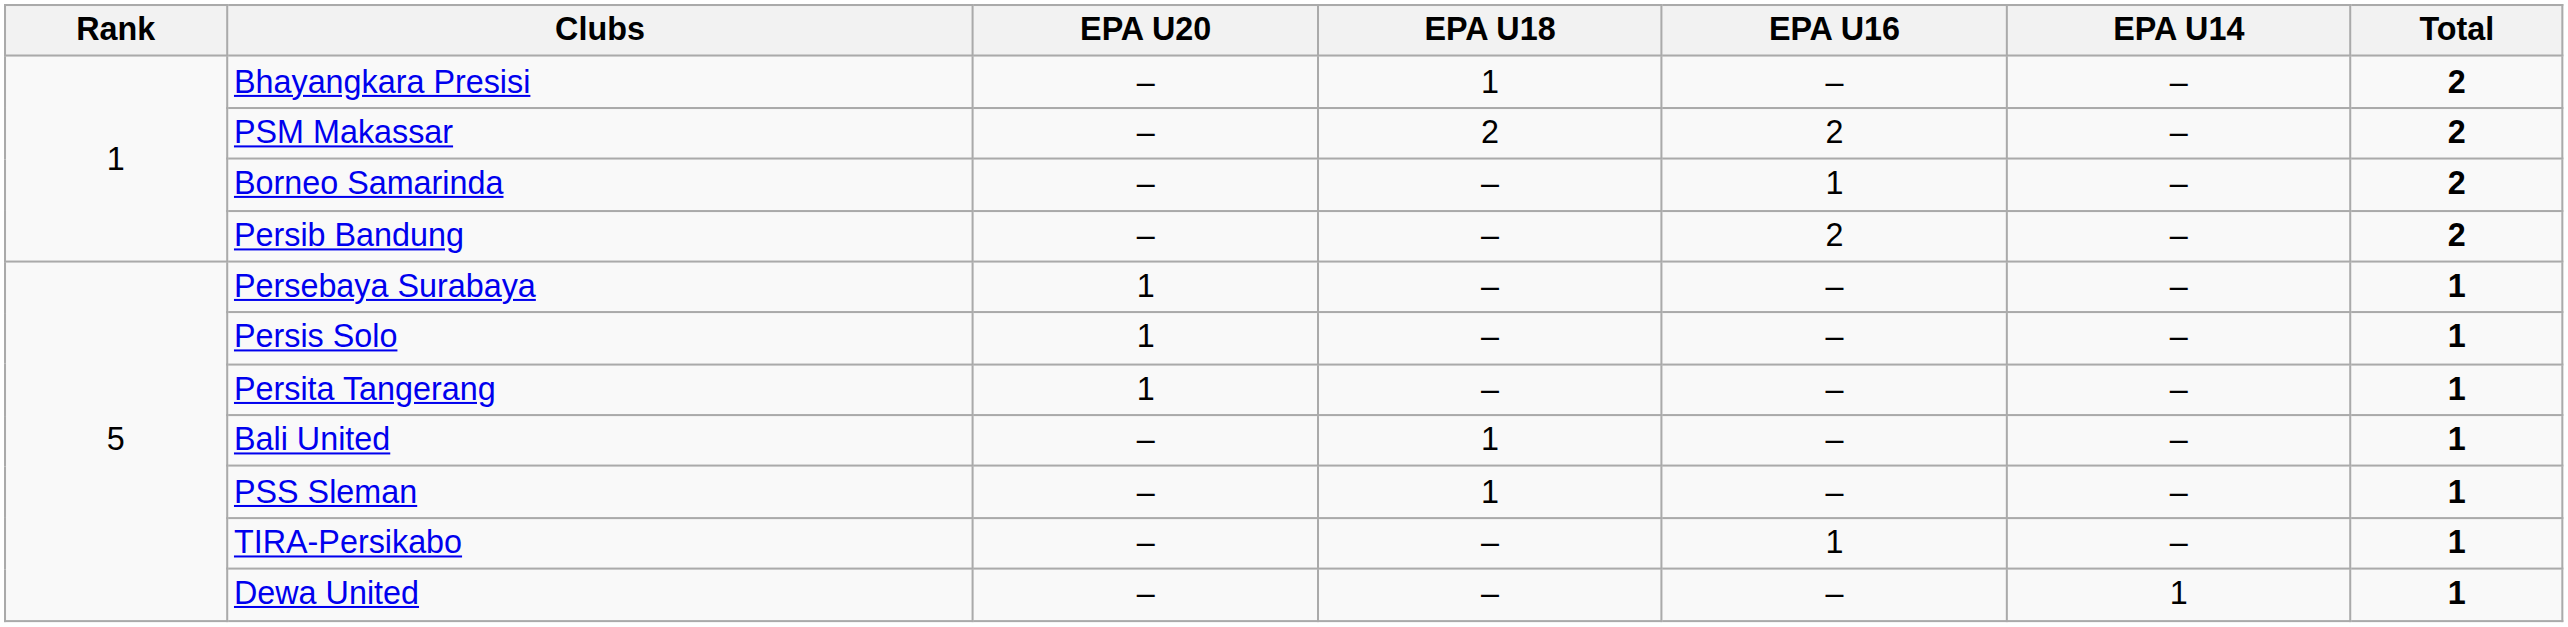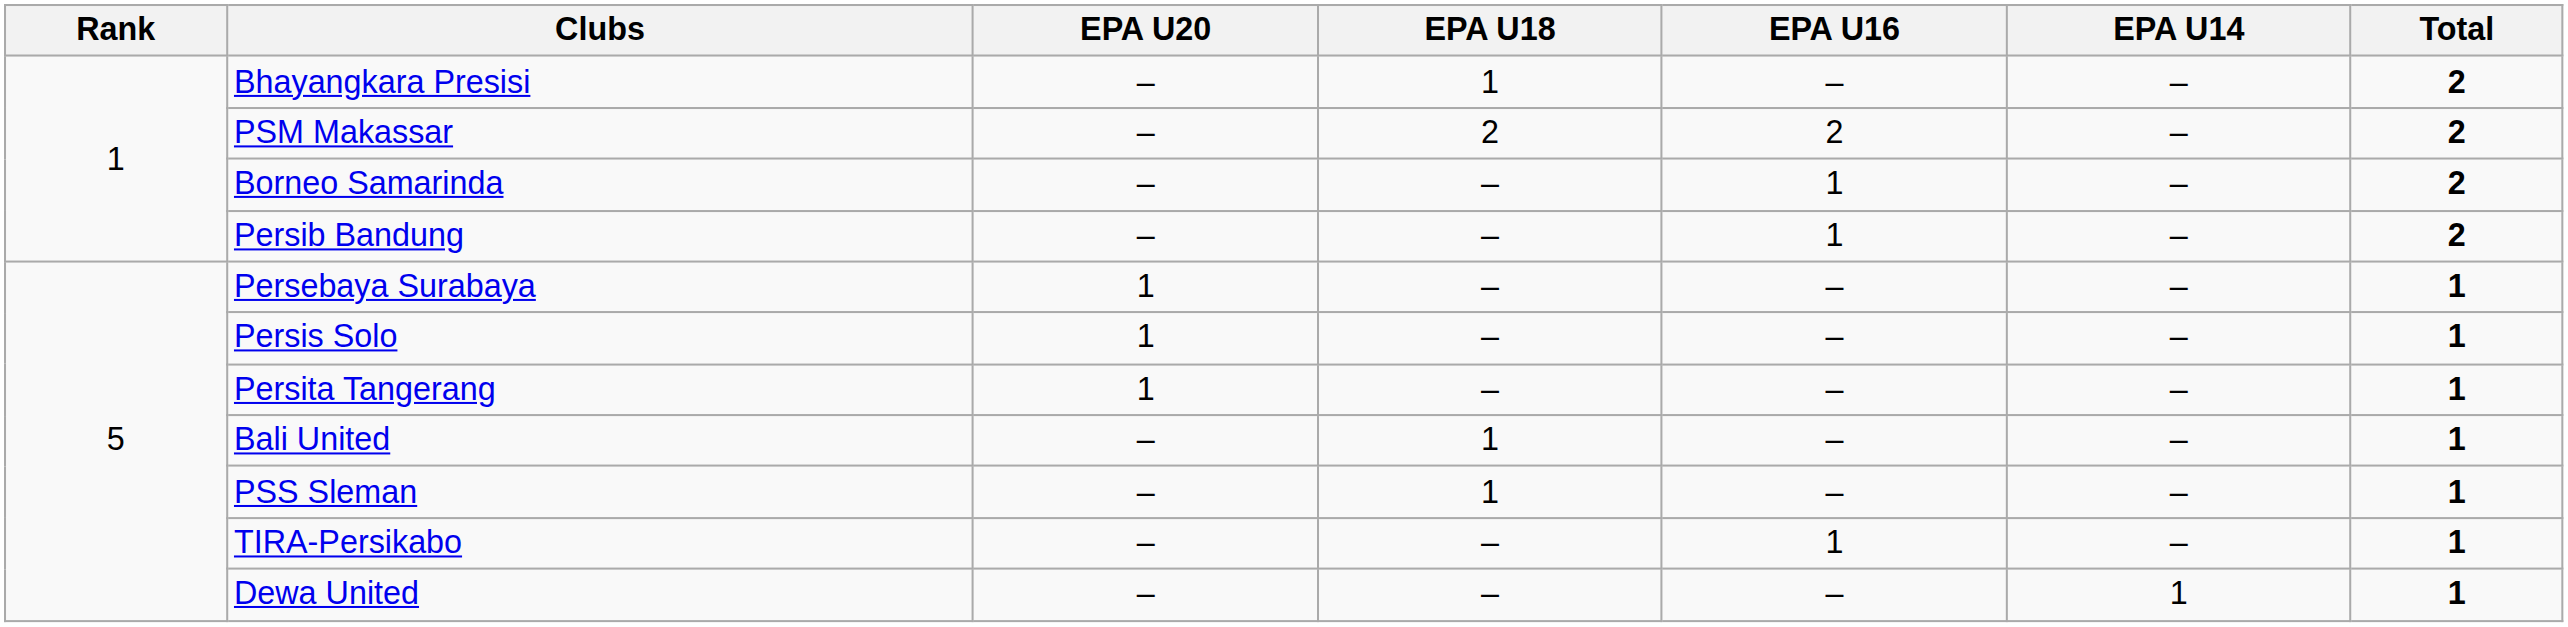(1834, 235) 2 -> (1834, 235) 1
